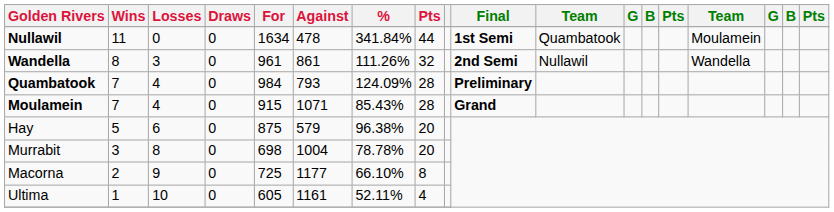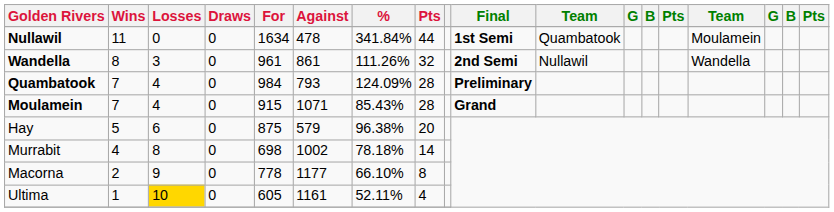(115, 150) 3 -> (115, 150) 4
(312, 150) 1004 -> (312, 150) 1002
(380, 150) 78.78% -> (380, 150) 78.18%
(426, 150) 20 -> (426, 150) 14
(270, 173) 725 -> (270, 173) 778
(160, 195) no background -> (160, 195) gold background
